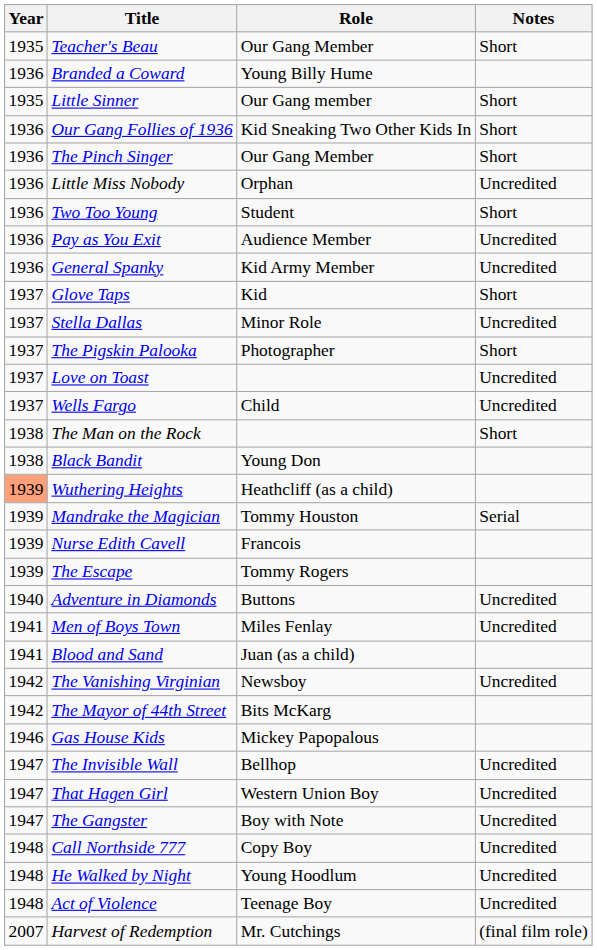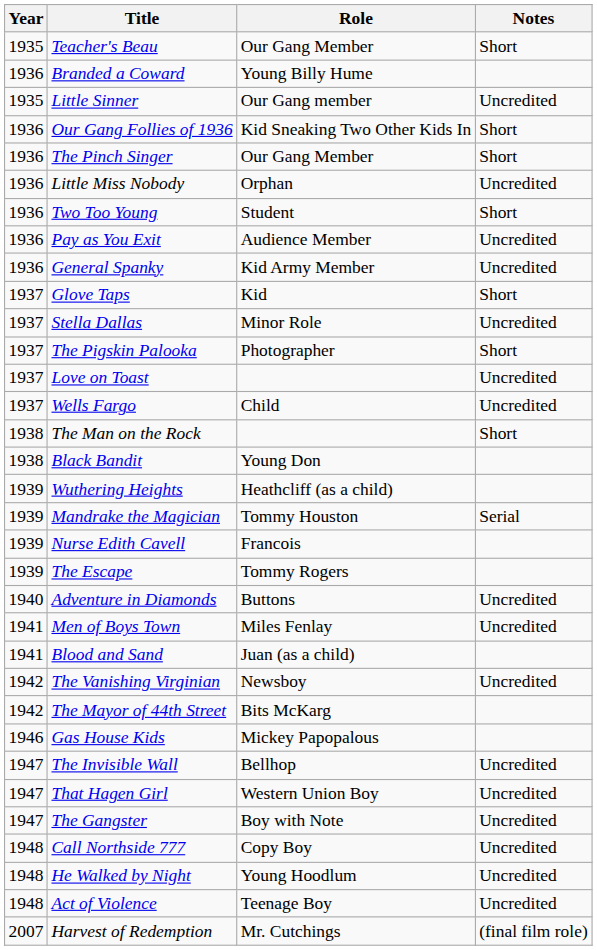(498, 101) Short -> (518, 101) Uncredited
(26, 488) lightsalmon background -> (26, 488) no background
